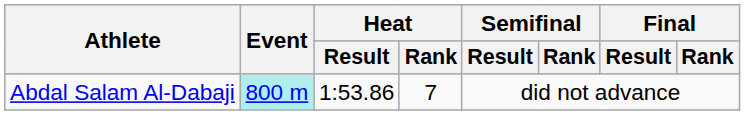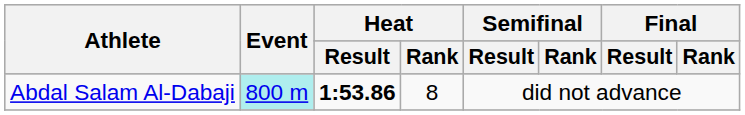(357, 92) normal -> (357, 92) bold
(431, 92) 7 -> (432, 92) 8
